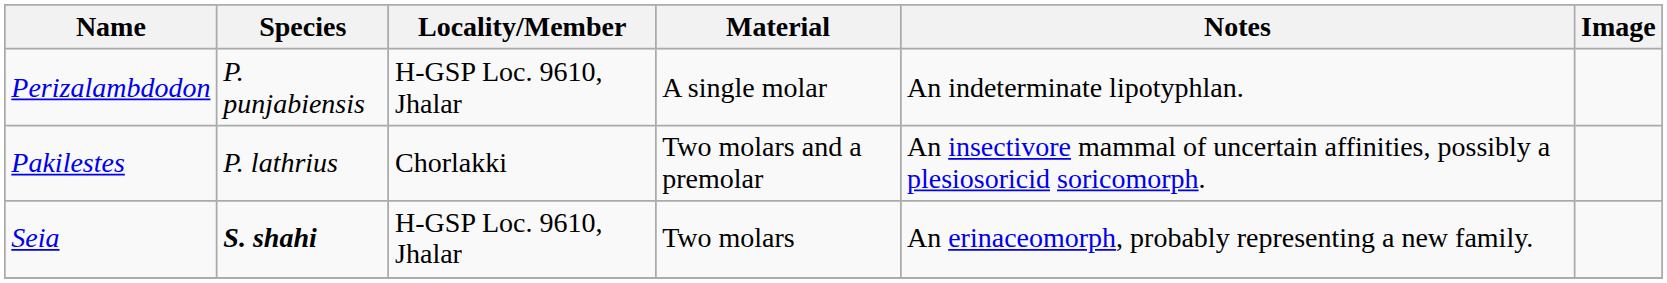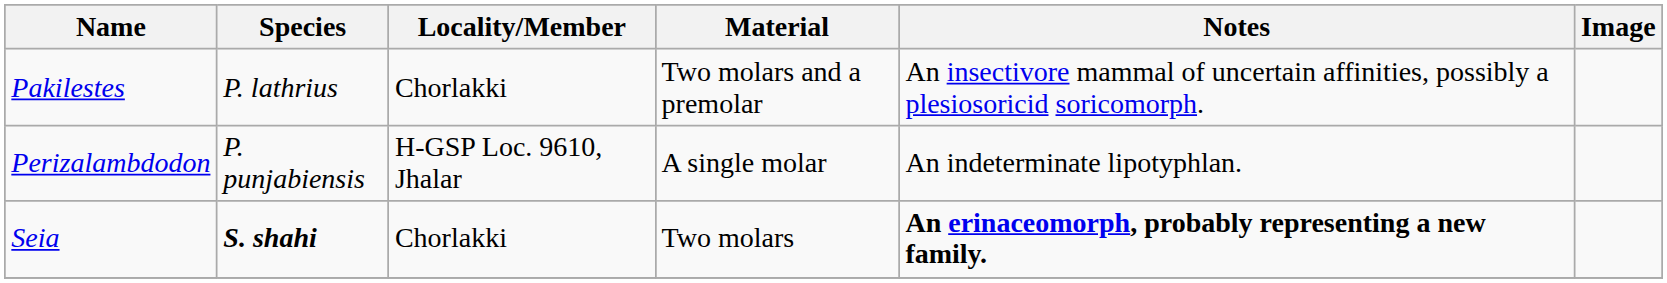rows swapped: (68, 162) <-> (111, 86)
(499, 238) H-GSP Loc. 9610, Jhalar -> (451, 238) Chorlakki
(1220, 238) normal -> (1196, 238) bold
